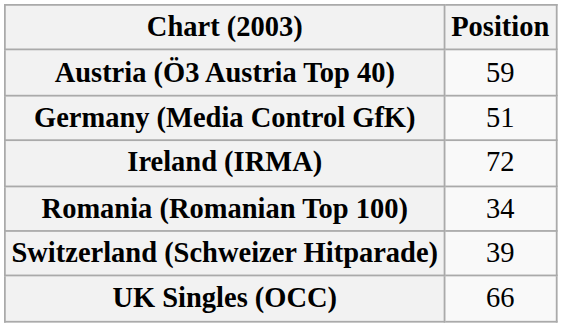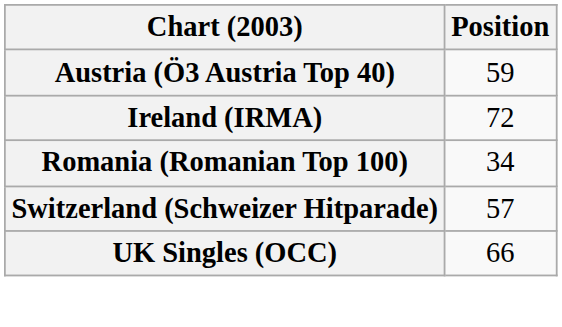- row: (225, 117)
(500, 252) 39 -> (500, 207) 57
